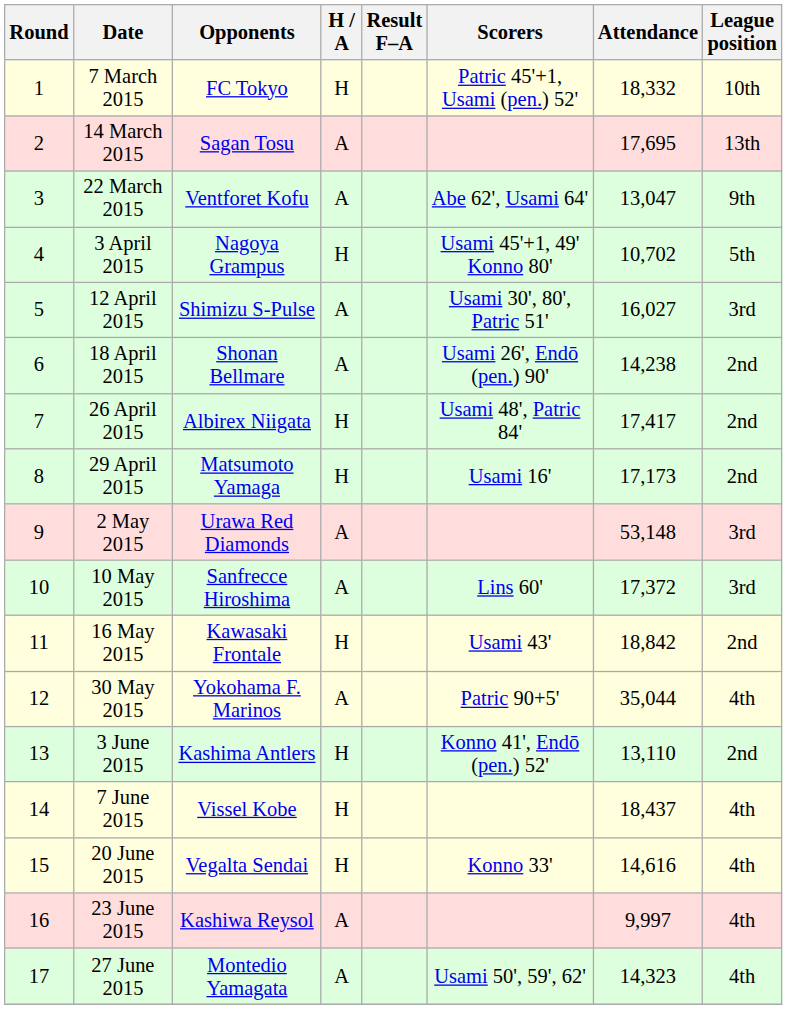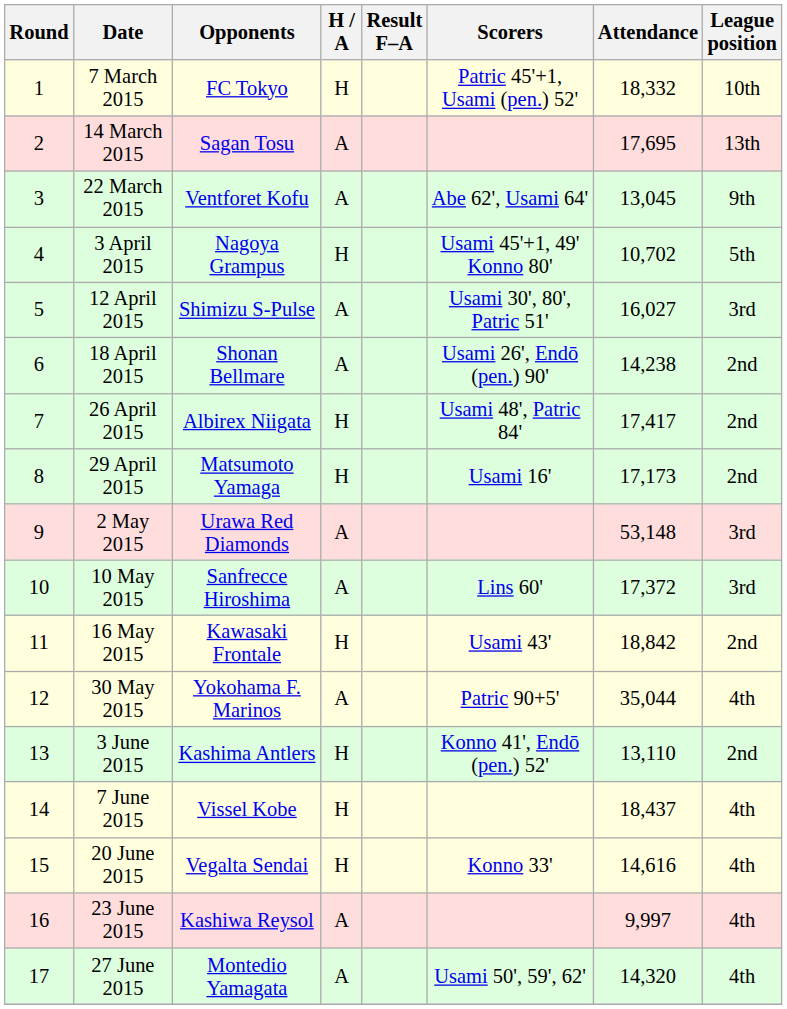(648, 198) 13,047 -> (648, 198) 13,045
(648, 976) 14,323 -> (648, 976) 14,320
